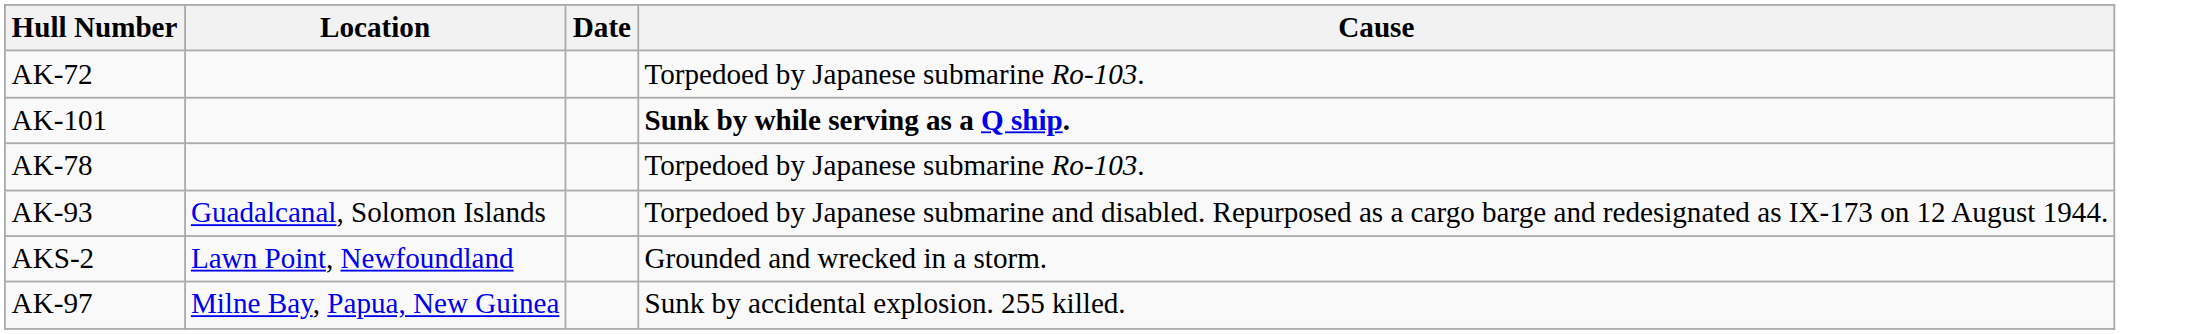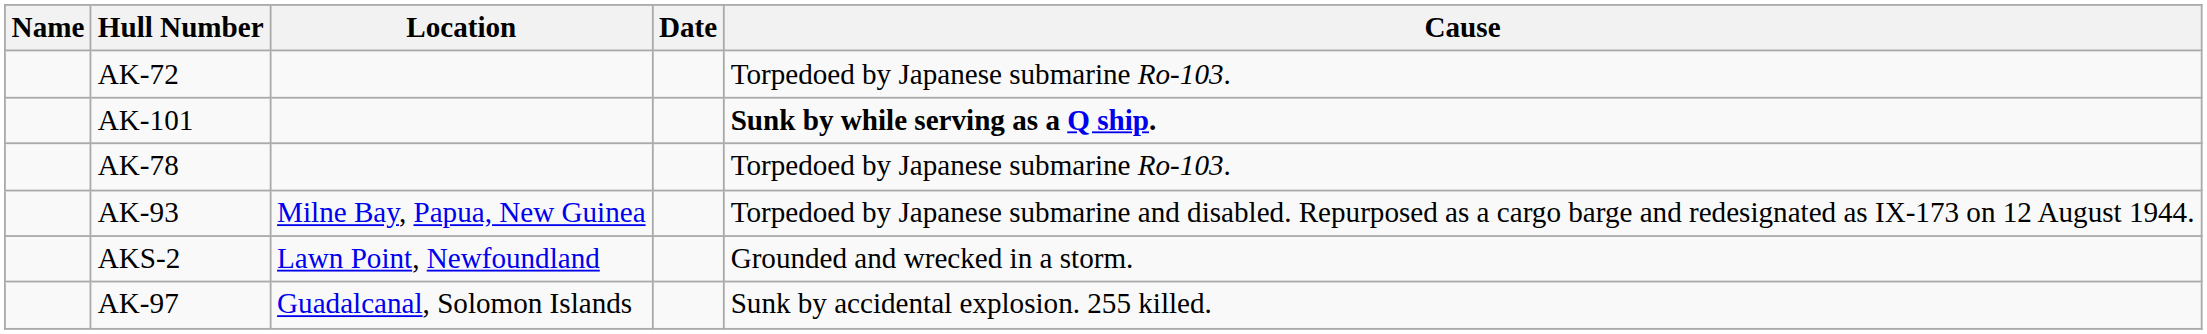+ column: (48, 27)
(368, 212) Guadalcanal, Solomon Islands -> (461, 212) Milne Bay, Papua, New Guinea
(375, 304) Milne Bay, Papua, New Guinea -> (455, 304) Guadalcanal, Solomon Islands
